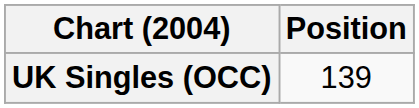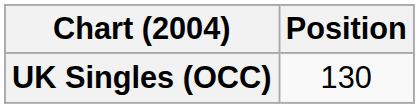(346, 77) 139 -> (346, 77) 130
